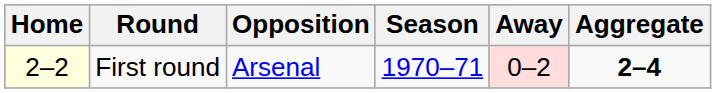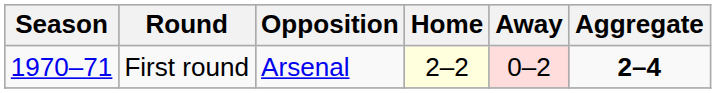columns swapped: (432, 25) <-> (47, 25)
